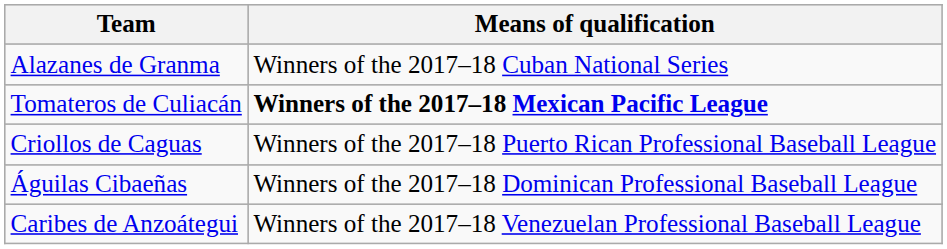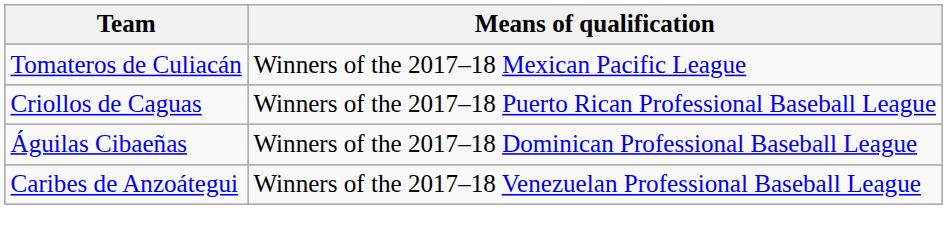- row: (115, 64)
(511, 104) bold -> (500, 64) normal
